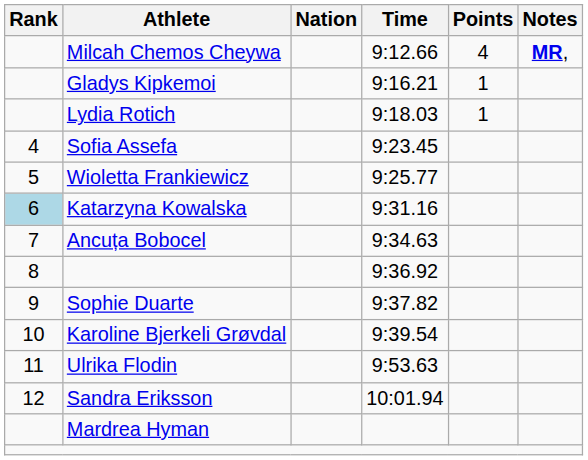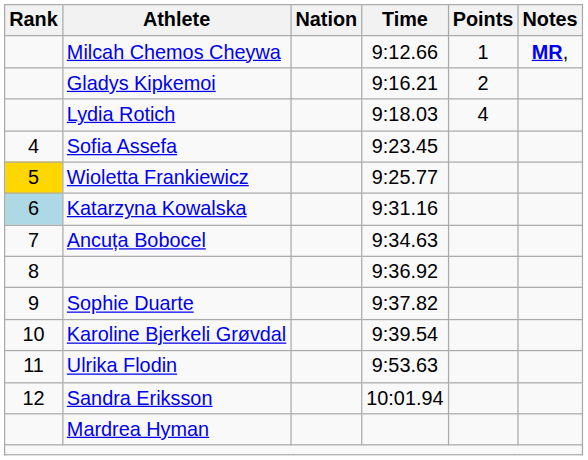(483, 51) 4 -> (483, 51) 1
(483, 83) 1 -> (483, 83) 2
(483, 114) 1 -> (483, 114) 4
(33, 177) no background -> (33, 177) gold background
